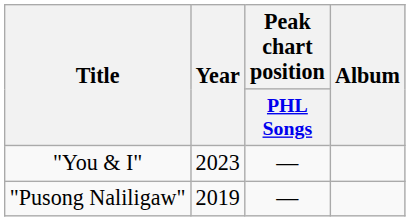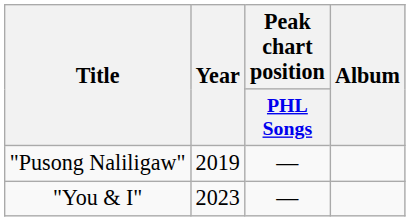rows swapped: (98, 197) <-> (98, 162)
